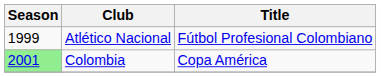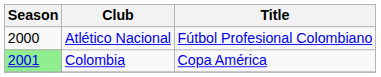(24, 38) 1999 -> (24, 38) 2000
